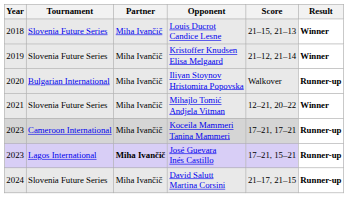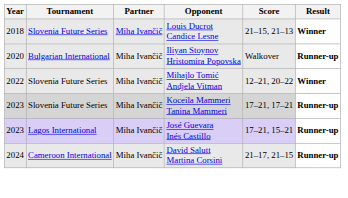- row: (203, 56)
(15, 106) 2021 -> (15, 81) 2022
(70, 131) Cameroon International -> (68, 106) Slovenia Future Series
(141, 156) bold -> (139, 131) normal
(68, 180) Slovenia Future Series -> (70, 156) Cameroon International
